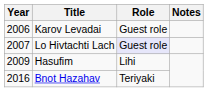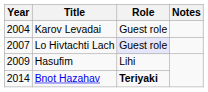(18, 29) 2006 -> (18, 29) 2004
(18, 78) 2016 -> (18, 78) 2014
(137, 78) normal -> (138, 78) bold
